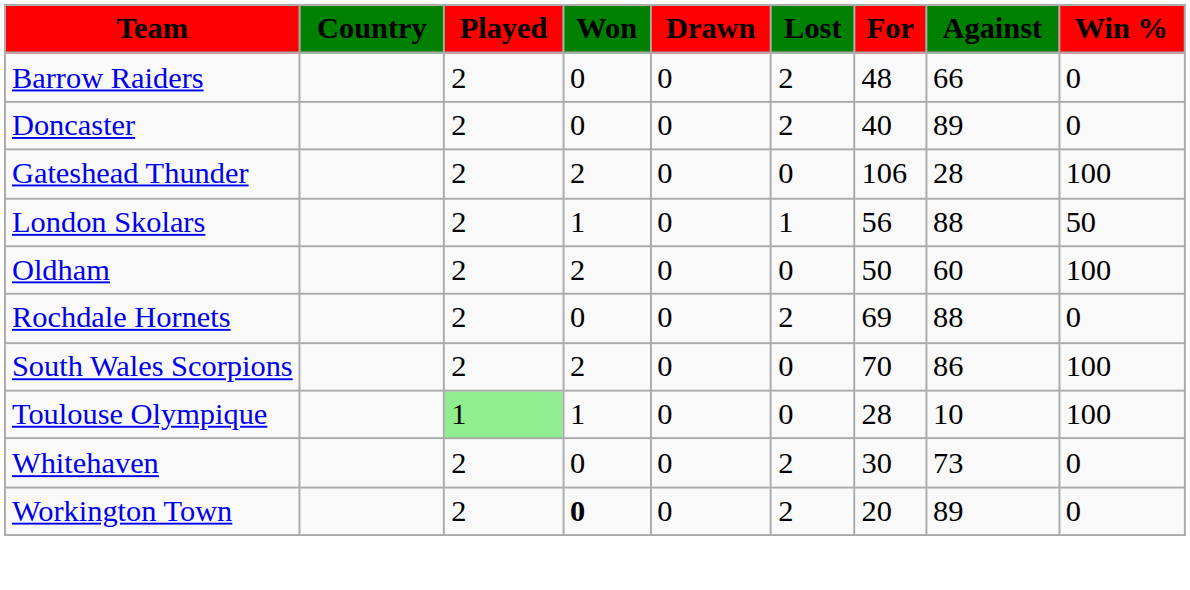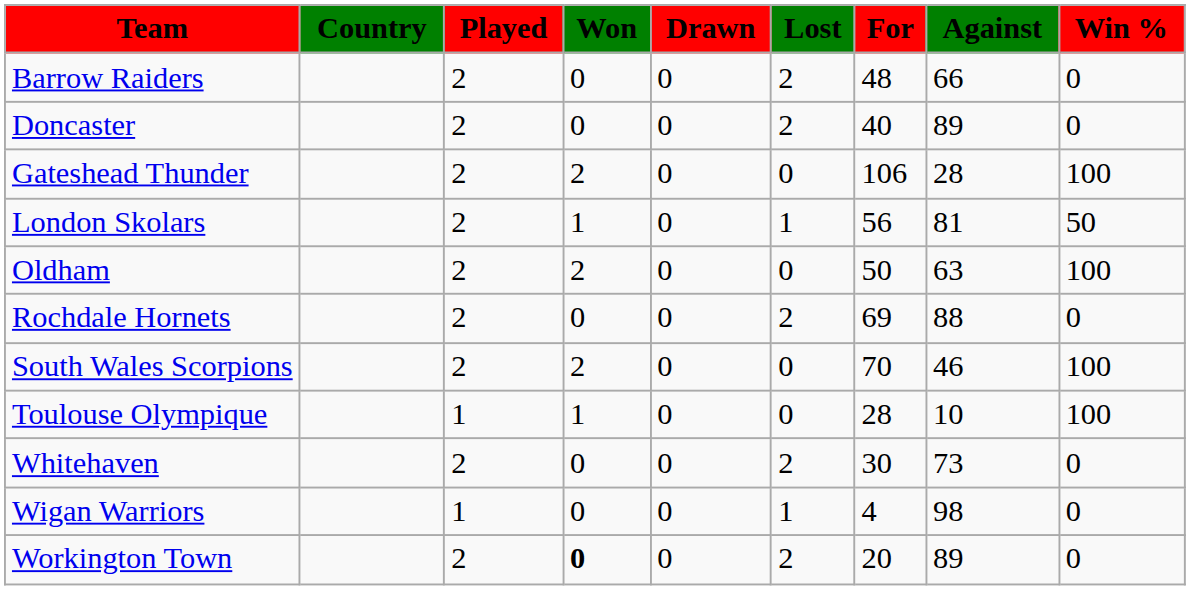(948, 221) 88 -> (948, 221) 81
(948, 269) 60 -> (948, 269) 63
(948, 366) 86 -> (948, 366) 46
(459, 414) lightgreen background -> (459, 414) no background
+ row: (108, 510)
